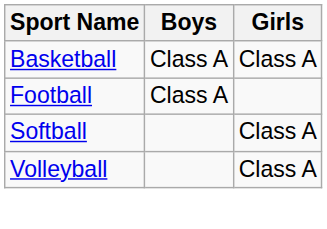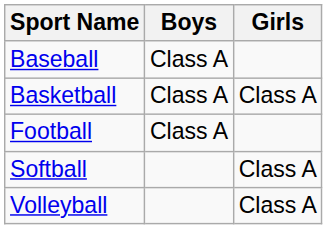+ row: (54, 59)
